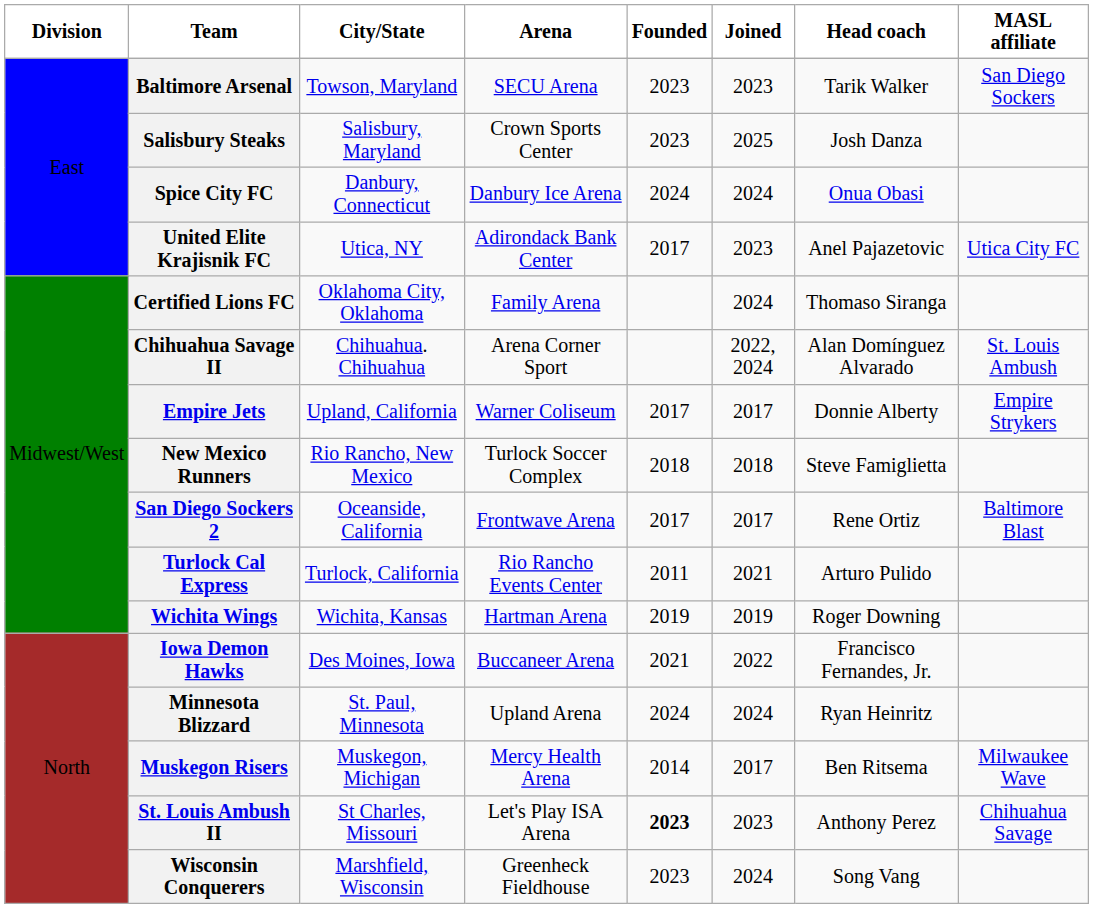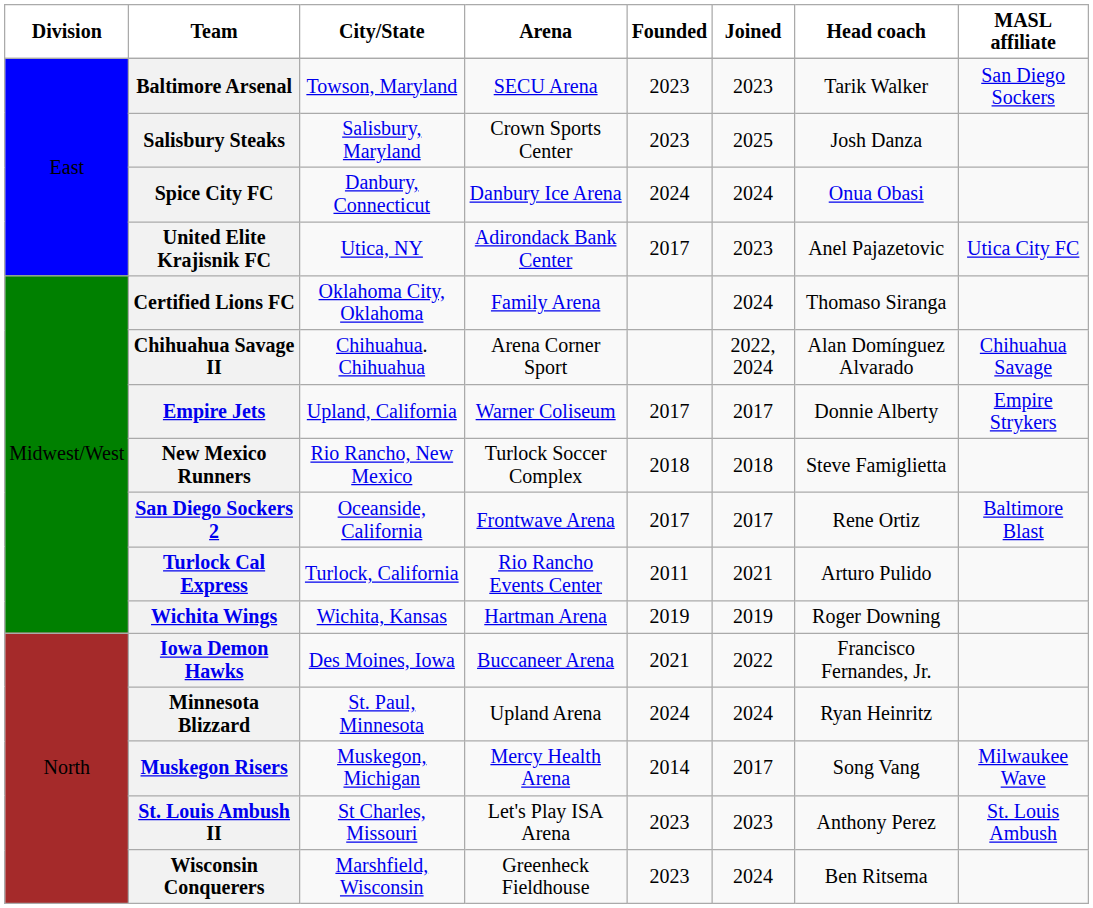(1023, 356) St. Louis Ambush -> (1023, 356) Chihuahua Savage
(876, 768) Ben Ritsema -> (876, 768) Song Vang
(669, 822) bold -> (669, 822) normal
(1023, 822) Chihuahua Savage -> (1023, 822) St. Louis Ambush
(876, 876) Song Vang -> (876, 876) Ben Ritsema
